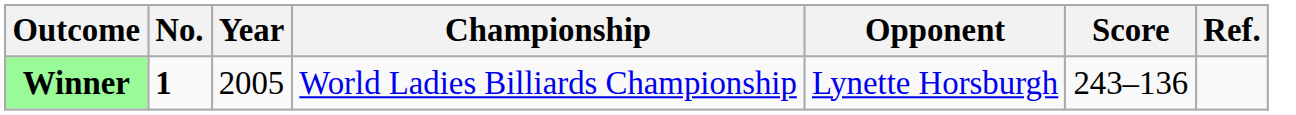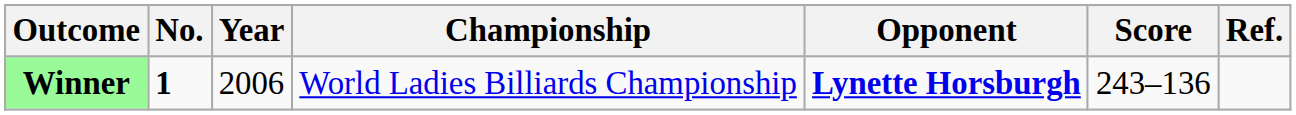(251, 82) 2005 -> (251, 82) 2006
(935, 82) normal -> (946, 82) bold
